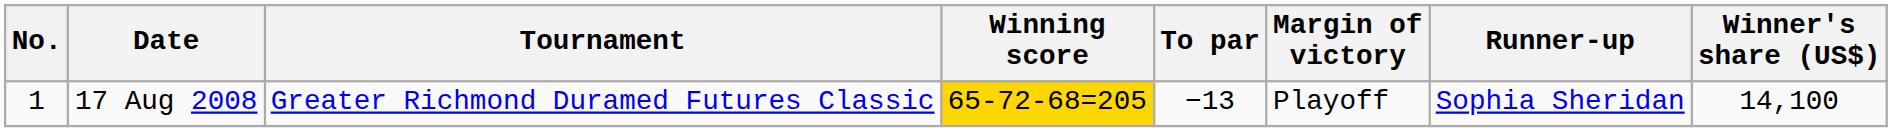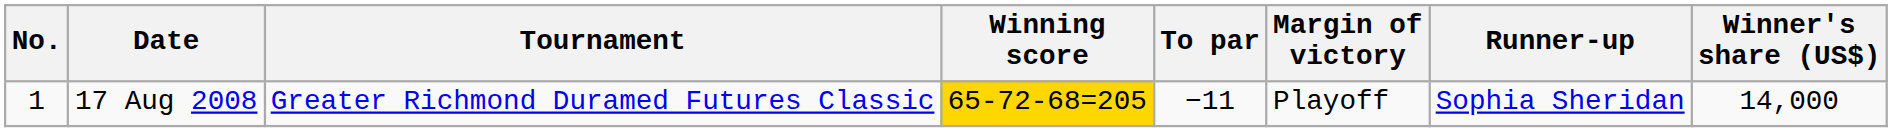(1210, 104) −13 -> (1210, 104) −11
(1789, 104) 14,100 -> (1789, 104) 14,000
